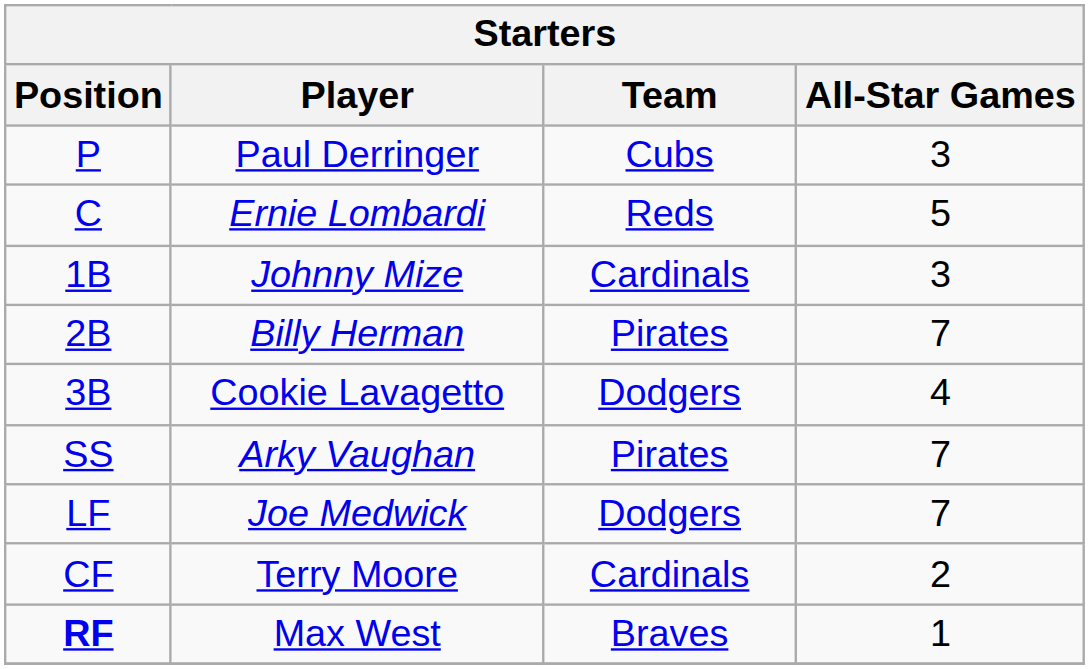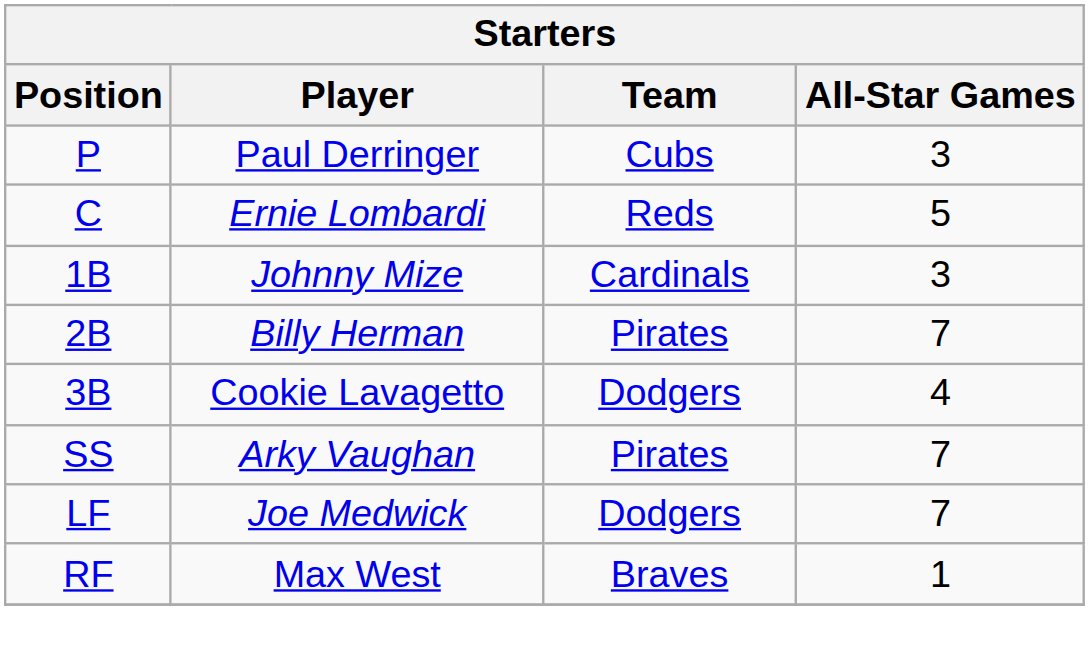- row: (357, 573)
(88, 633) bold -> (88, 573) normal
